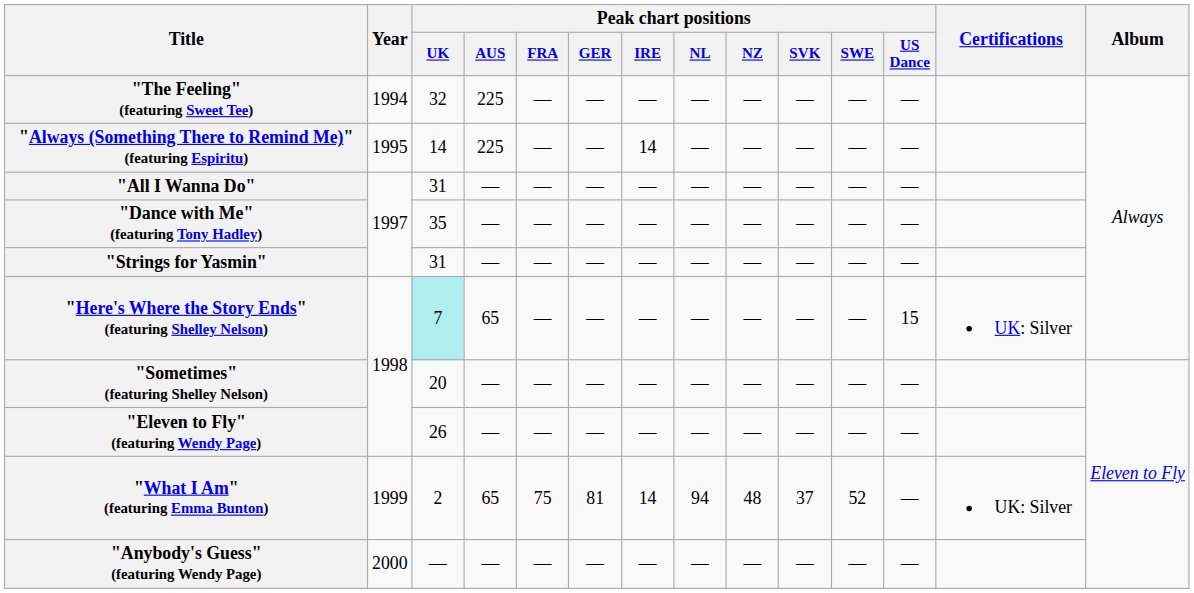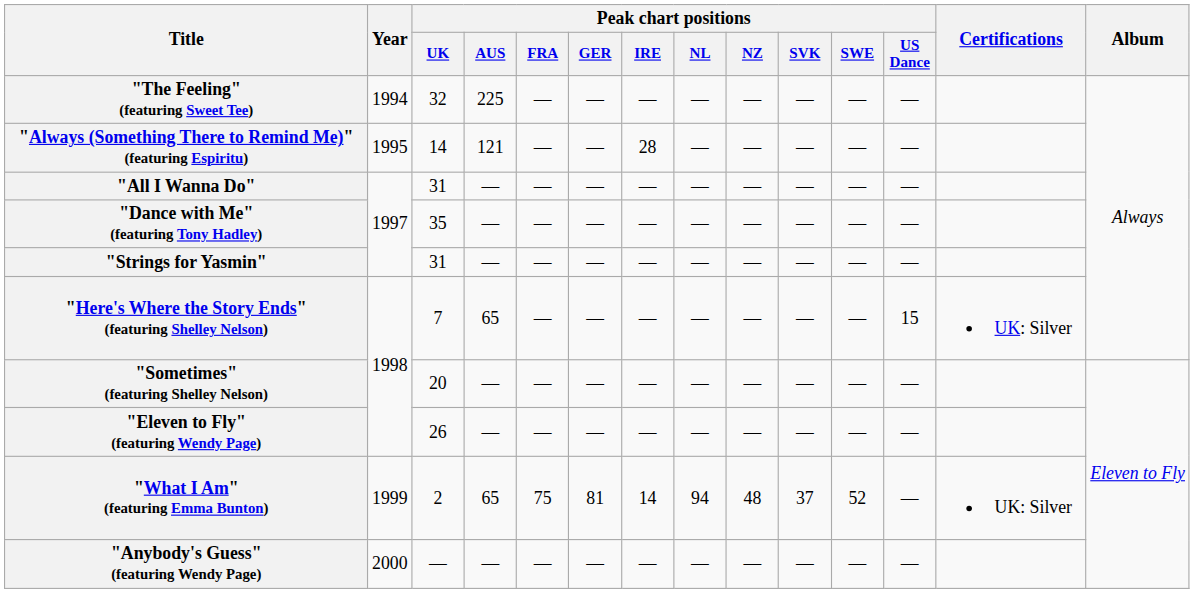(490, 147) 225 -> (490, 147) 121
(648, 147) 14 -> (648, 147) 28
(438, 317) paleturquoise background -> (438, 317) no background
